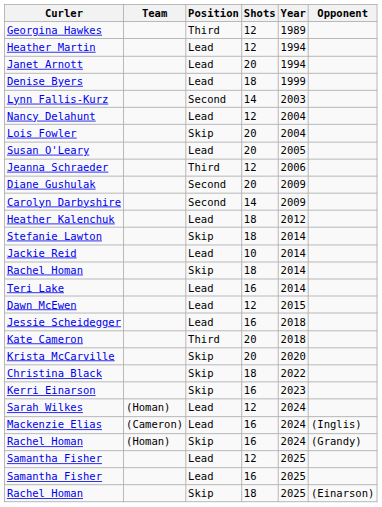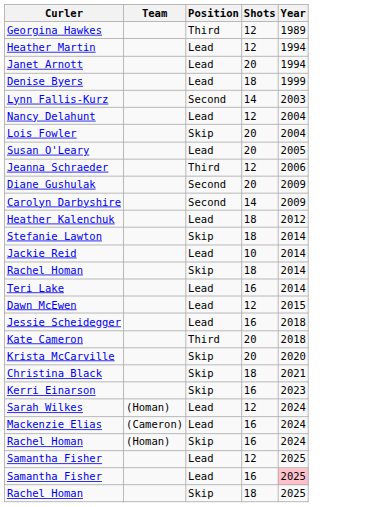- column: (343, 13)
(293, 373) 2022 -> (293, 373) 2021
(293, 476) no background -> (293, 476) pink background
